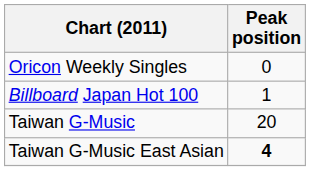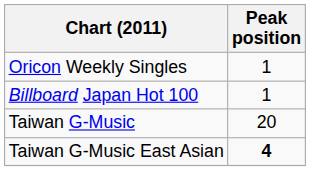(267, 66) 0 -> (267, 66) 1
